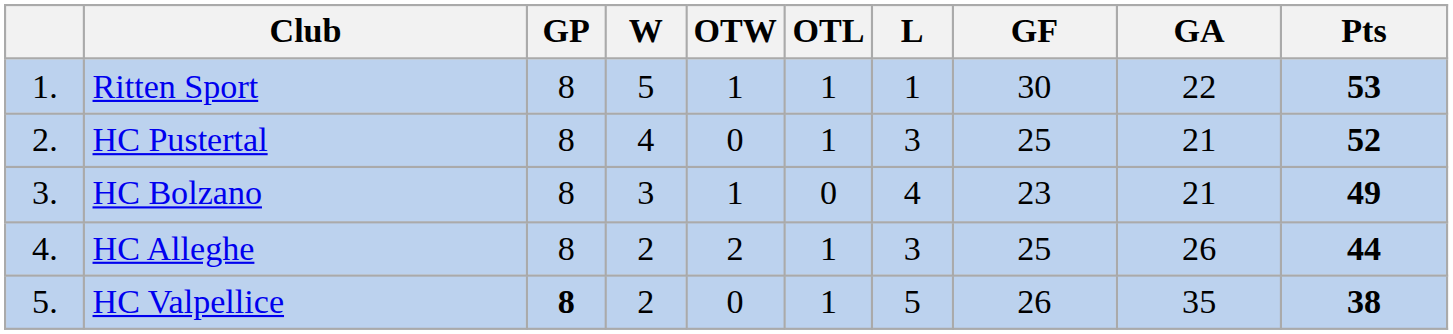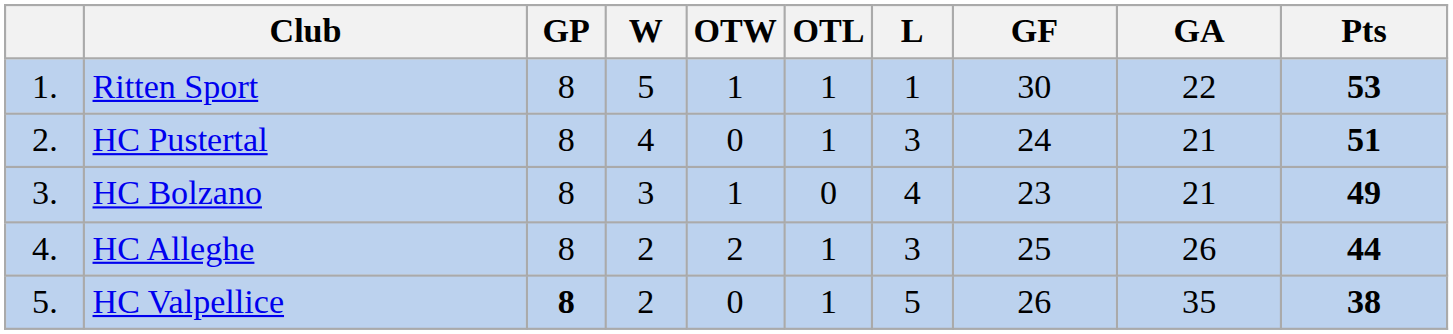(1034, 139) 25 -> (1034, 139) 24
(1364, 139) 52 -> (1364, 139) 51
